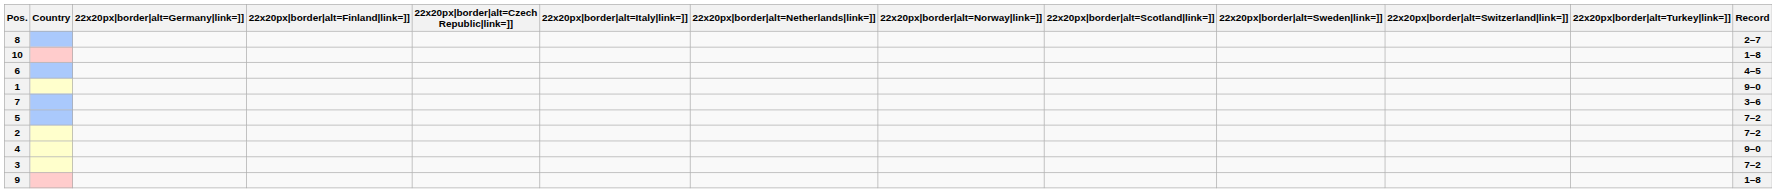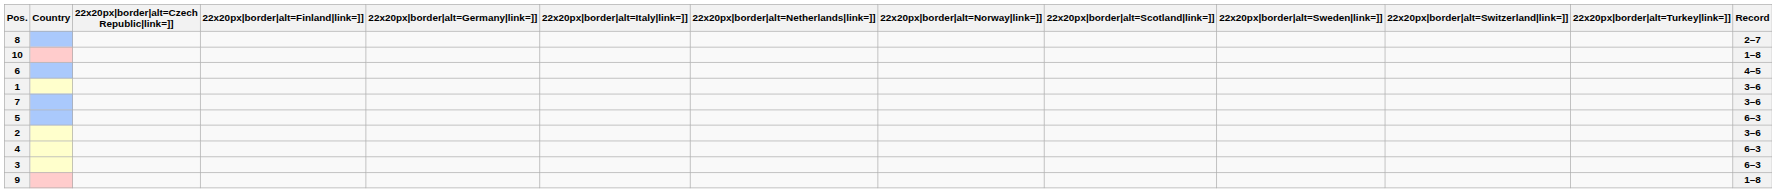columns swapped: (476, 18) <-> (159, 18)
(1752, 86) 9–0 -> (1752, 86) 3–6
(1752, 118) 7–2 -> (1752, 118) 6–3
(1752, 134) 7–2 -> (1752, 134) 3–6
(1752, 149) 9–0 -> (1752, 149) 6–3
(1752, 165) 7–2 -> (1752, 165) 6–3
